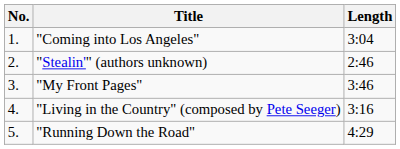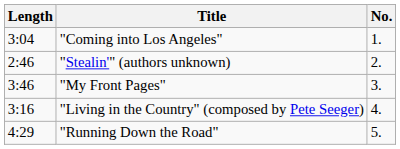columns swapped: (19, 16) <-> (370, 16)
